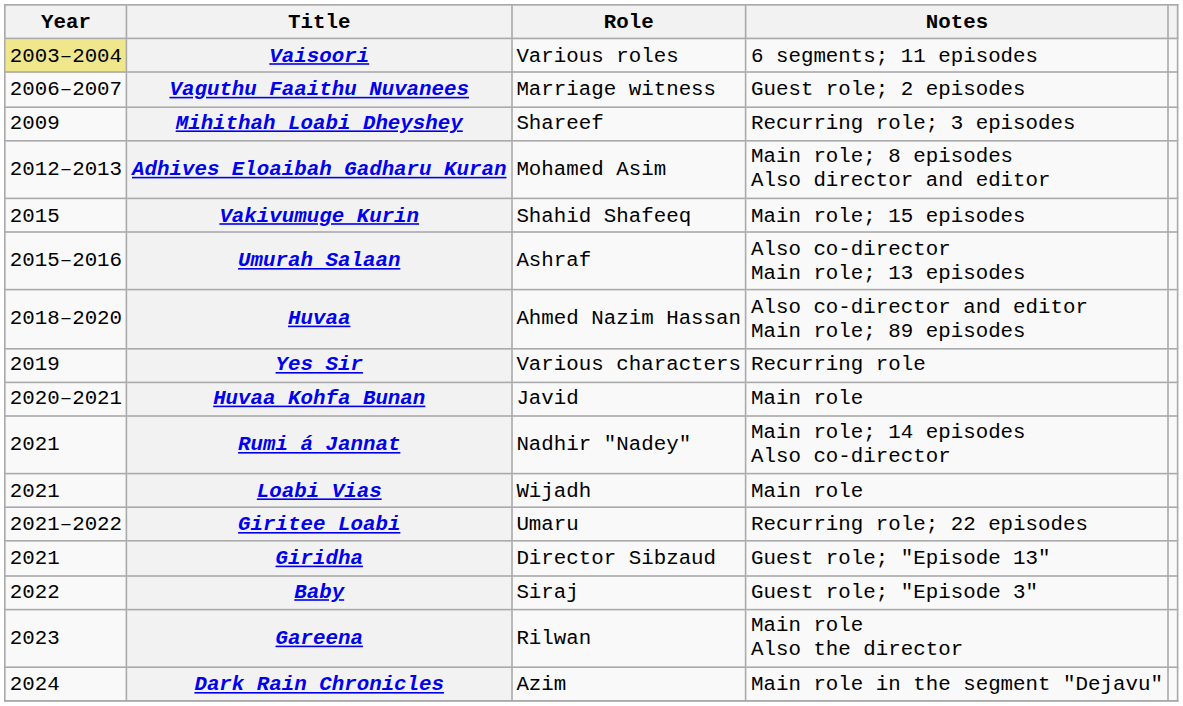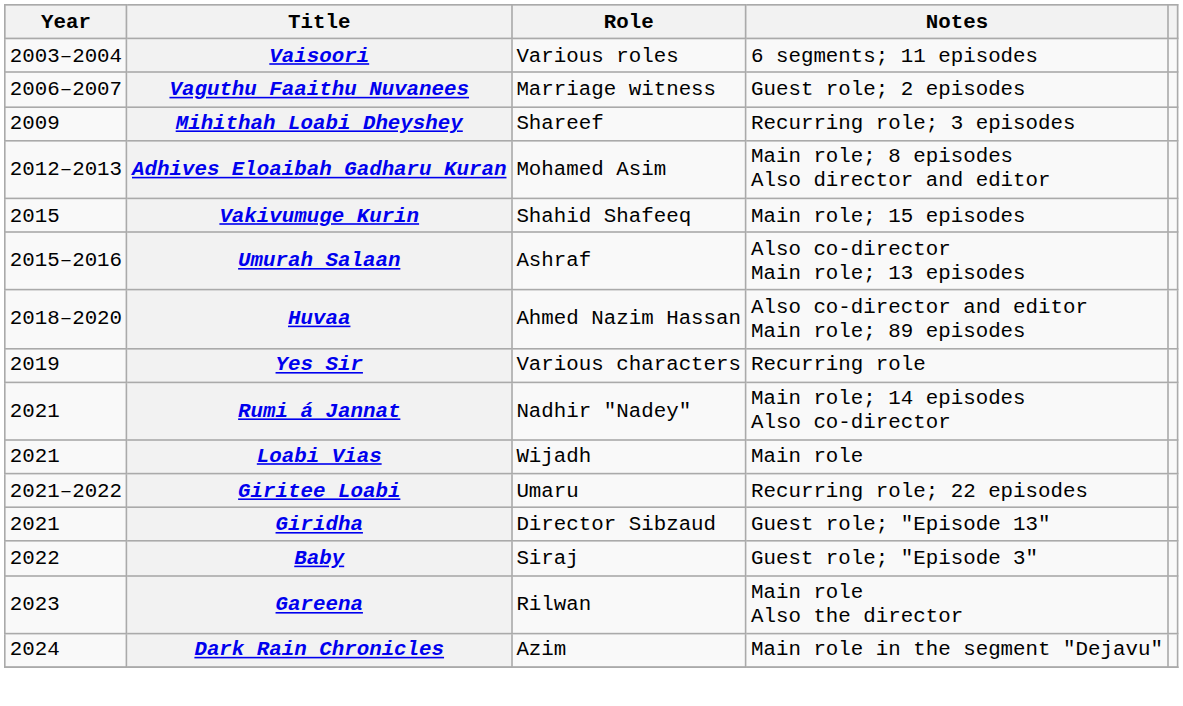(66, 56) khaki background -> (66, 56) no background
- row: (319, 399)
